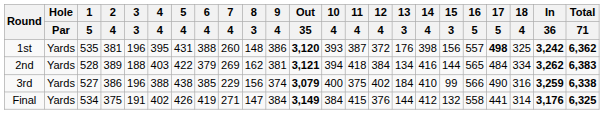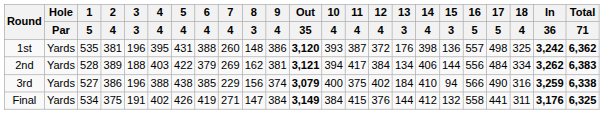(451, 48) 156 -> (451, 48) 136
(498, 48) bold -> (498, 48) normal
(357, 65) 418 -> (357, 65) 417
(428, 65) 416 -> (428, 65) 406
(475, 65) 565 -> (475, 65) 556
(451, 83) 99 -> (451, 83) 94
(522, 100) 314 -> (522, 100) 311
